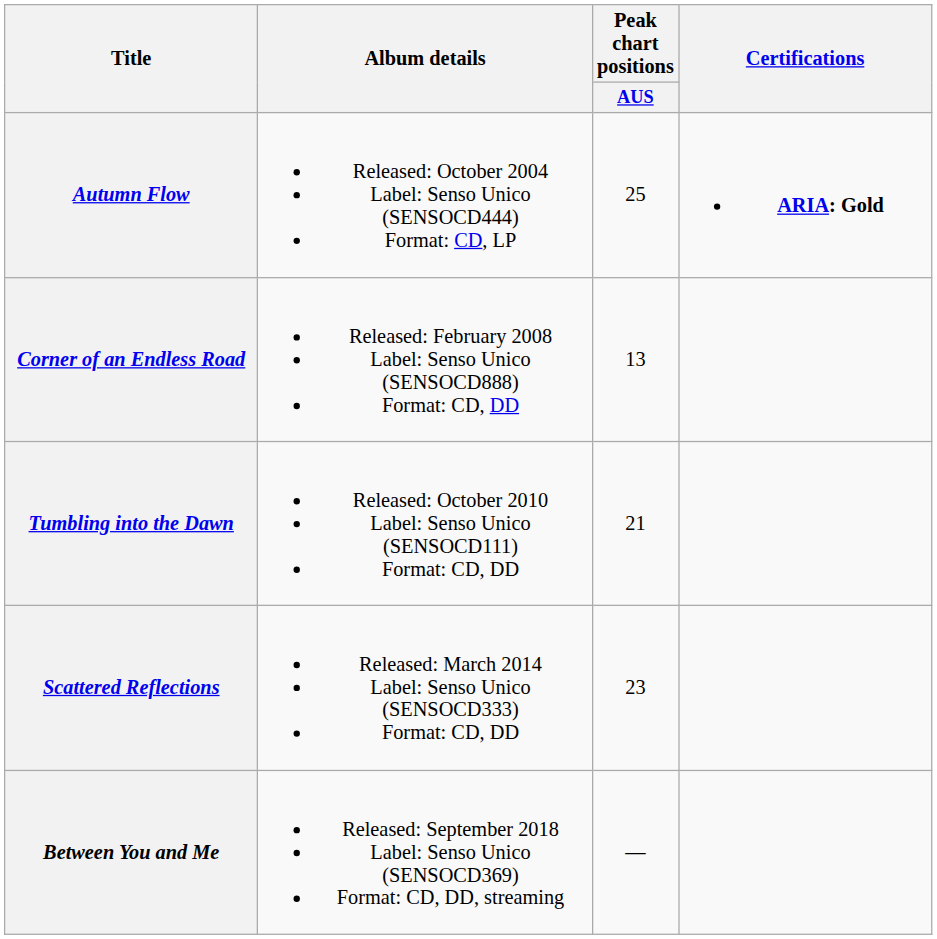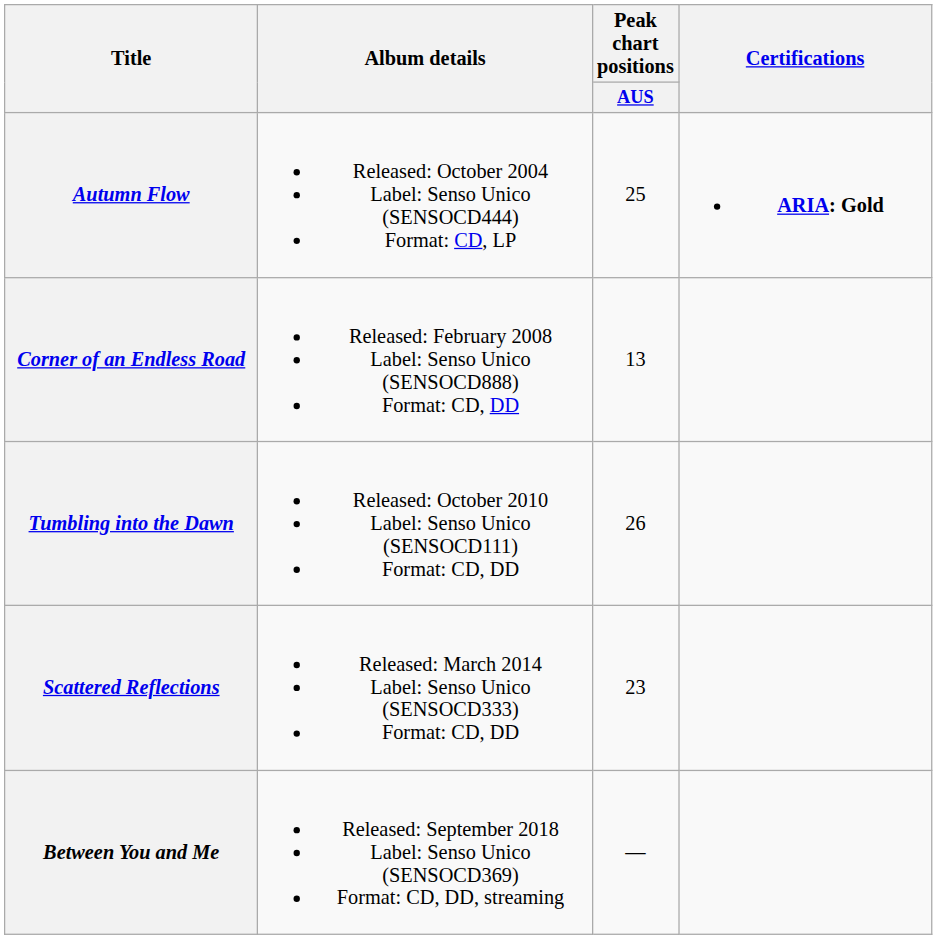(635, 523) 21 -> (635, 523) 26
